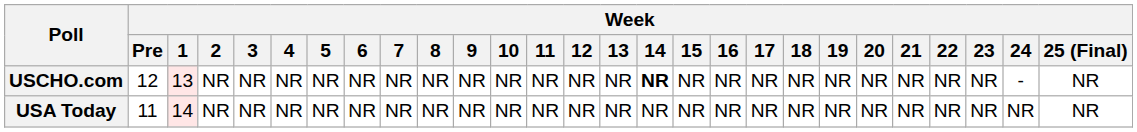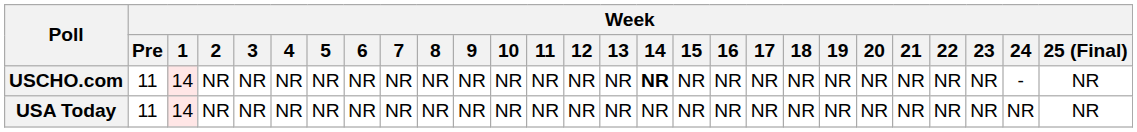(148, 80) 12 -> (148, 80) 11
(183, 80) 13 -> (183, 80) 14
